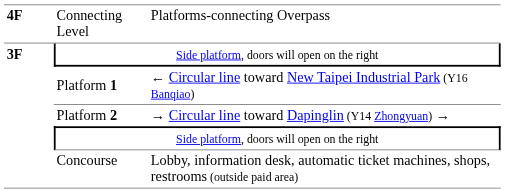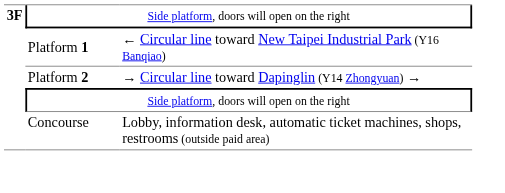- row: (89, 23)
